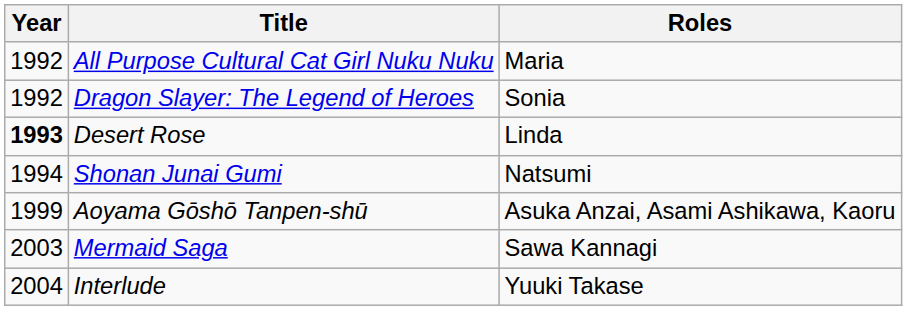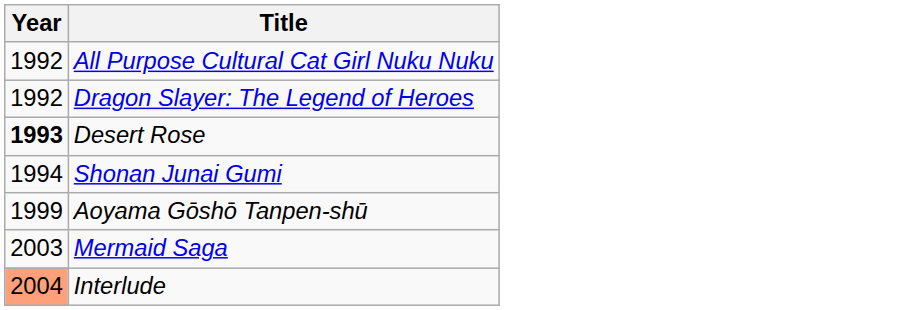- column: (700, 23)
(37, 286) no background -> (37, 286) lightsalmon background
